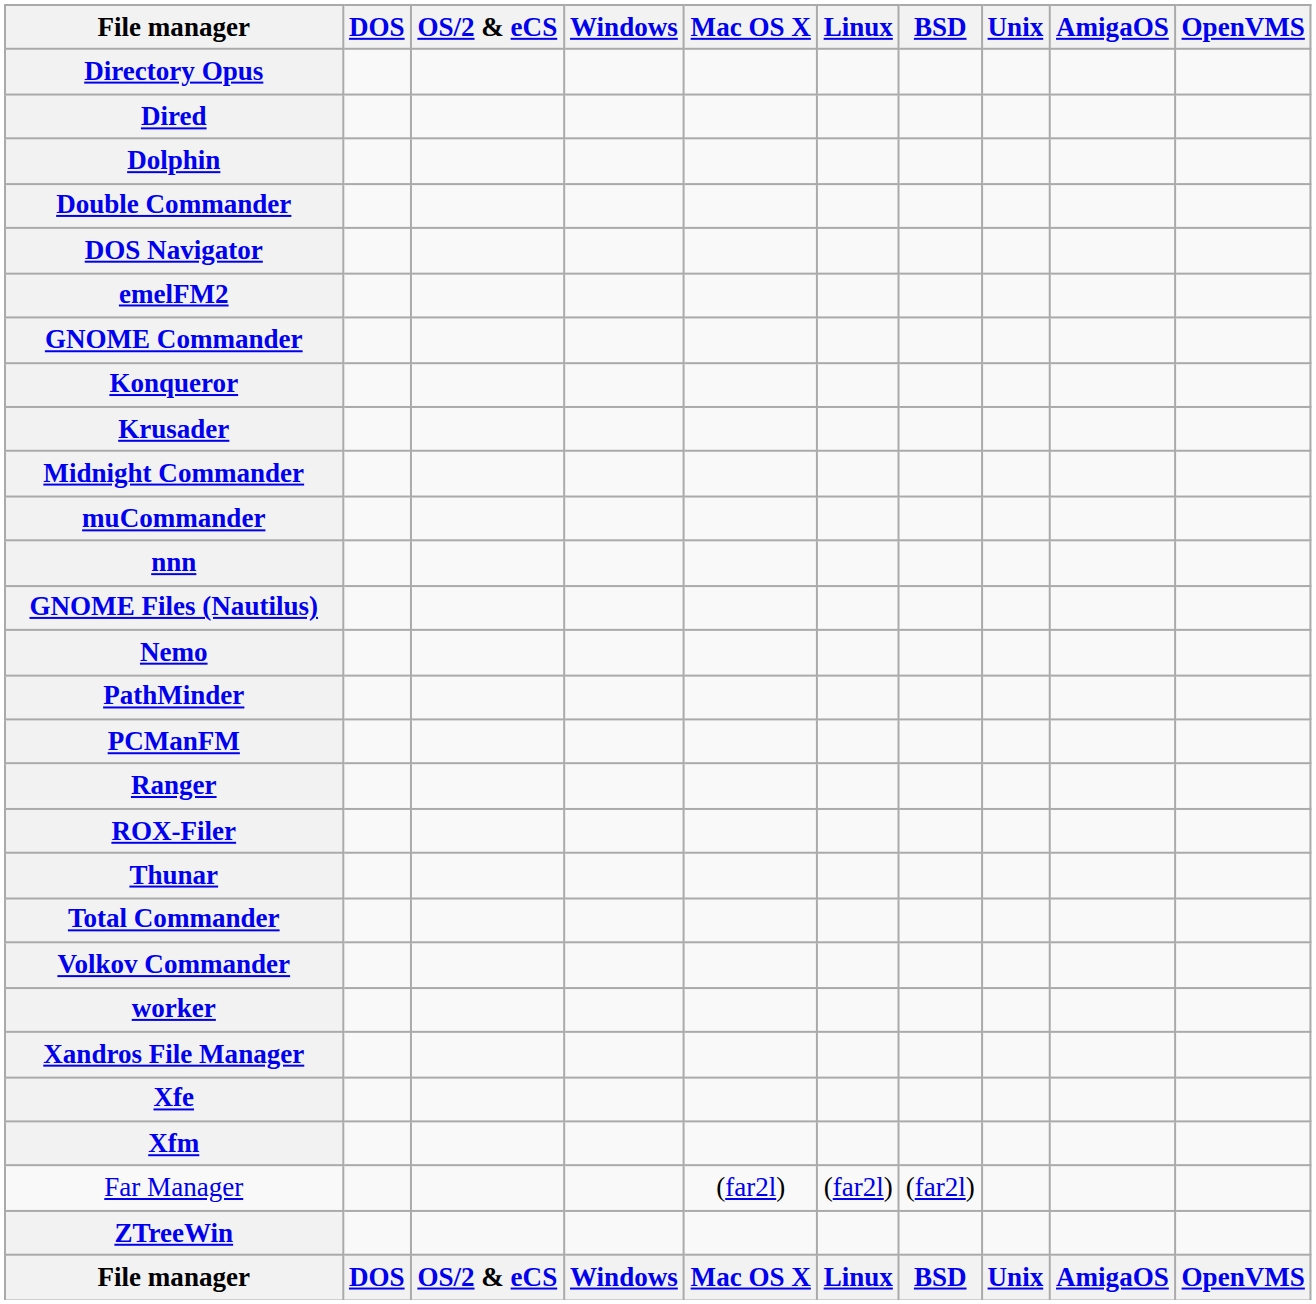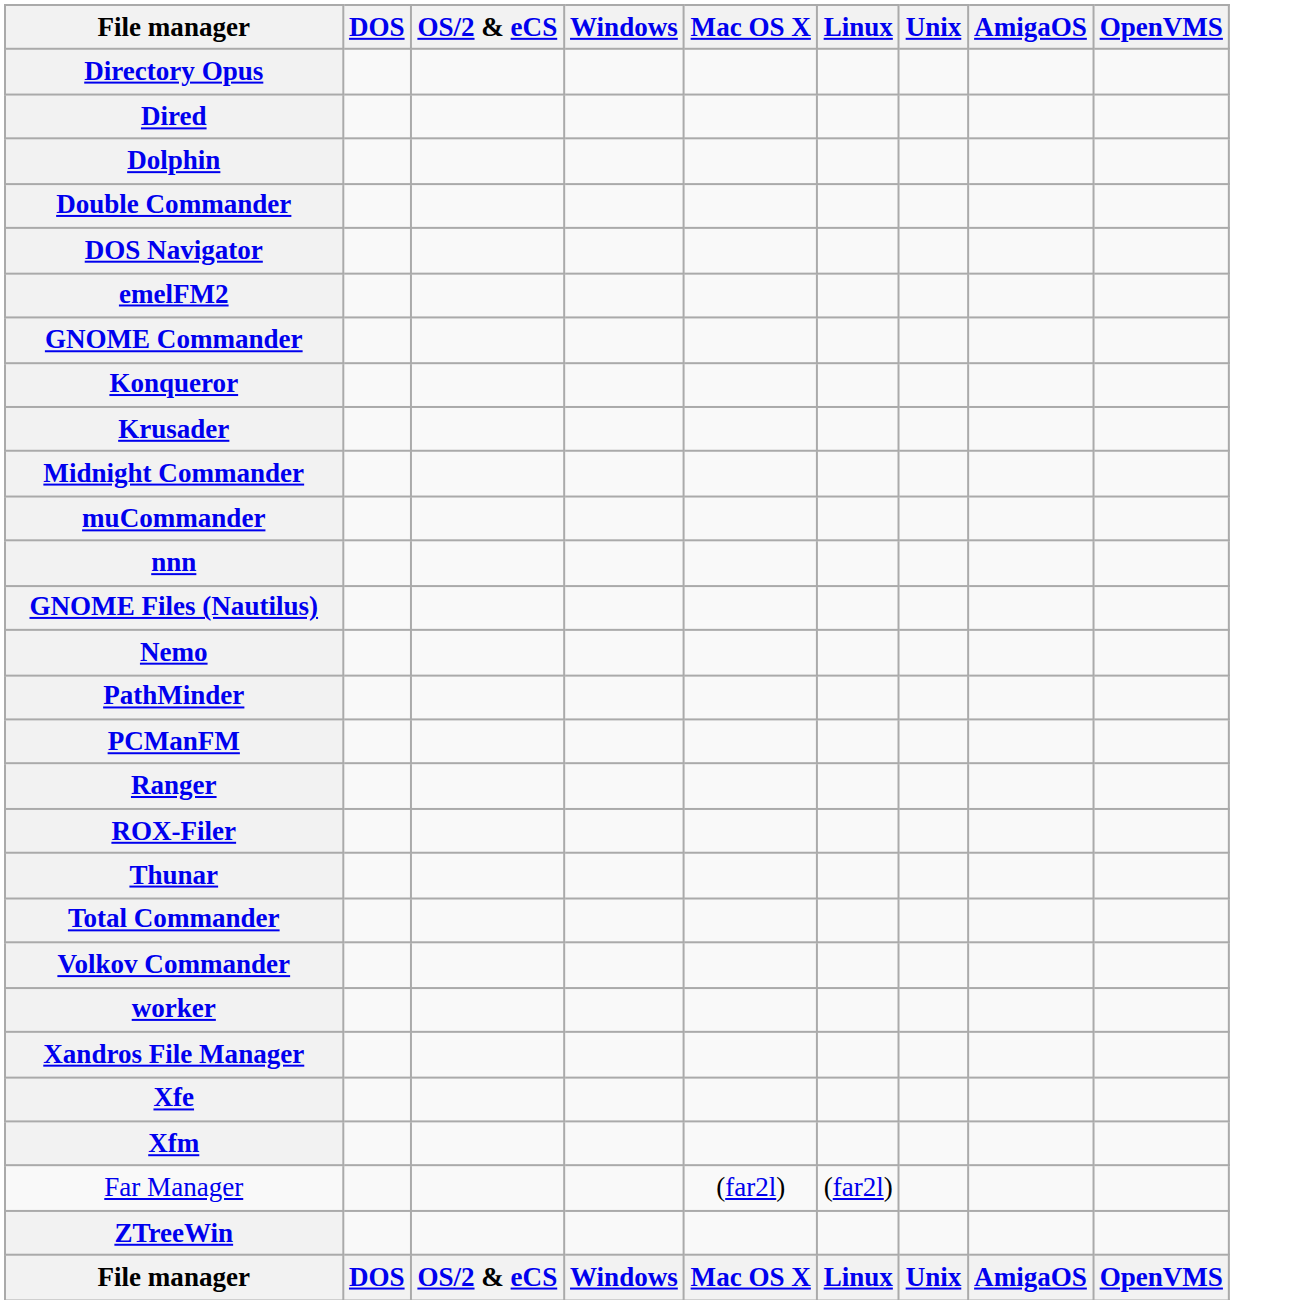- column: (940, 26)
